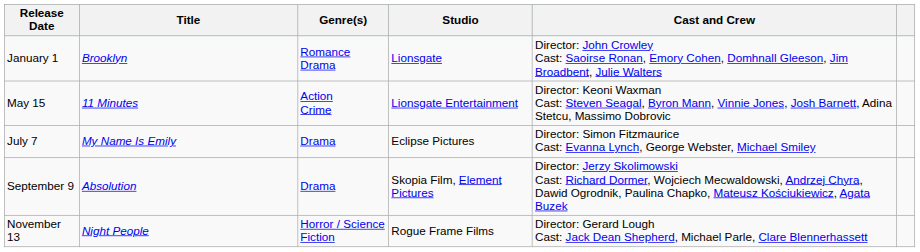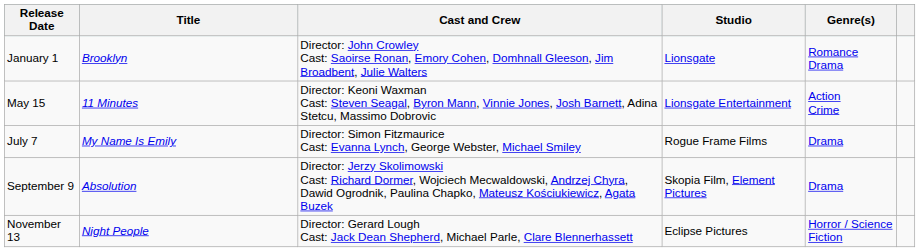columns swapped: (714, 20) <-> (343, 20)
(433, 141) Eclipse Pictures -> (716, 141) Rogue Frame Films
(443, 231) Rogue Frame Films -> (706, 231) Eclipse Pictures
